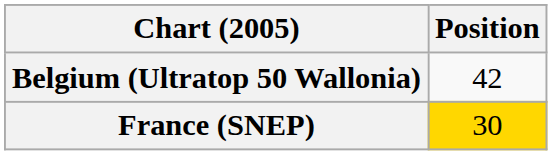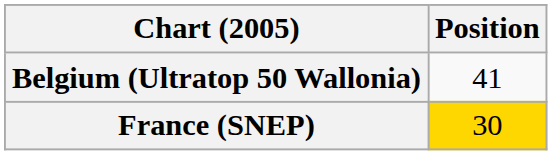(487, 76) 42 -> (487, 76) 41
